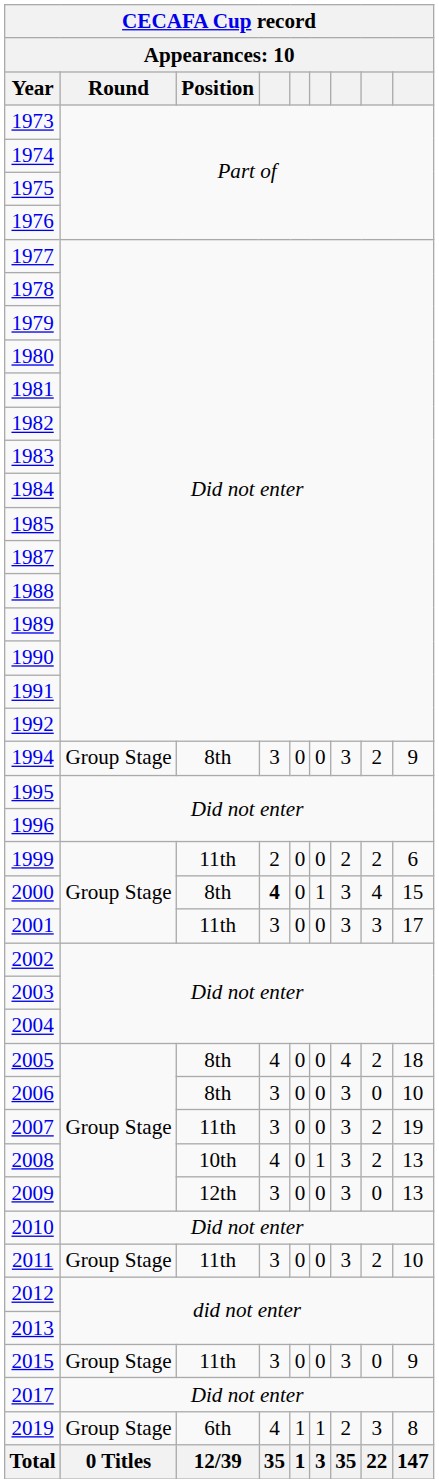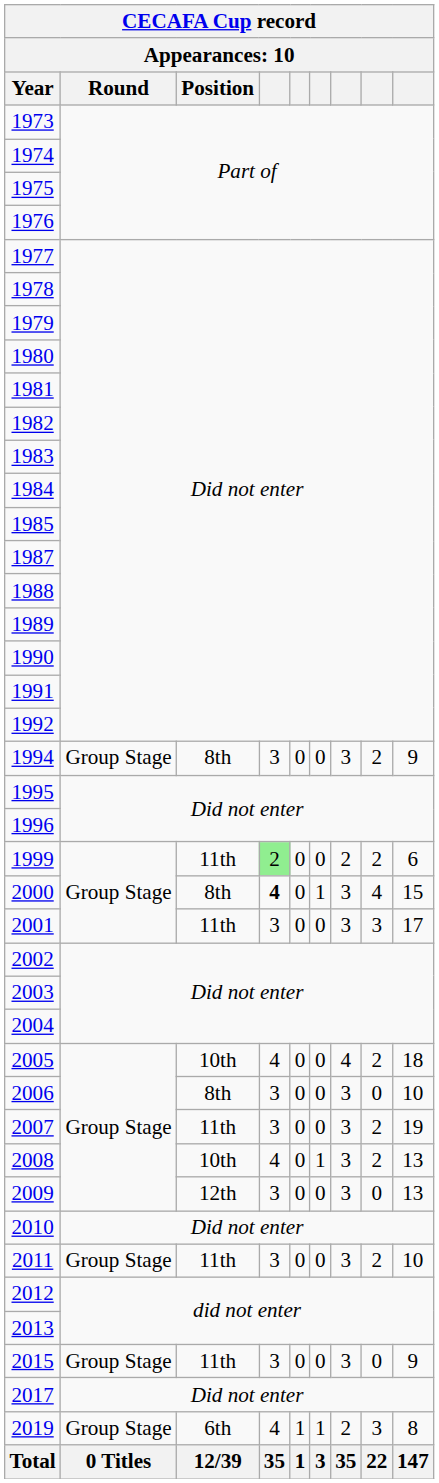(274, 858) no background -> (274, 858) lightgreen background
(218, 1059) 8th -> (218, 1059) 10th
